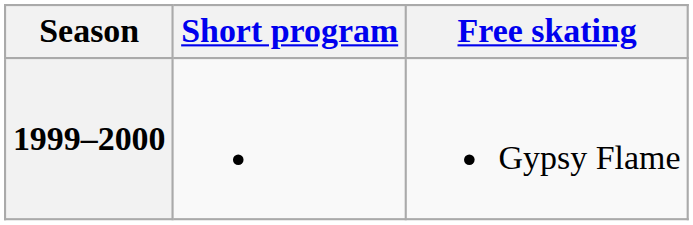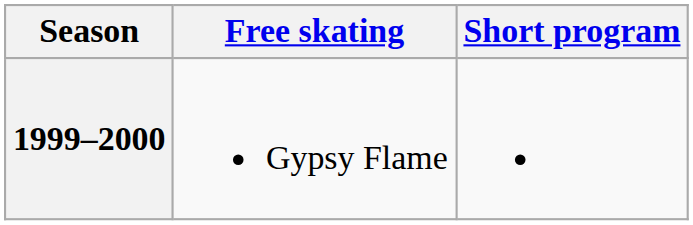columns swapped: (290, 31) <-> (547, 31)
